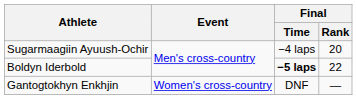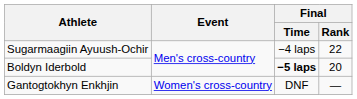(335, 50) 20 -> (335, 50) 22
(335, 68) 22 -> (335, 68) 20
